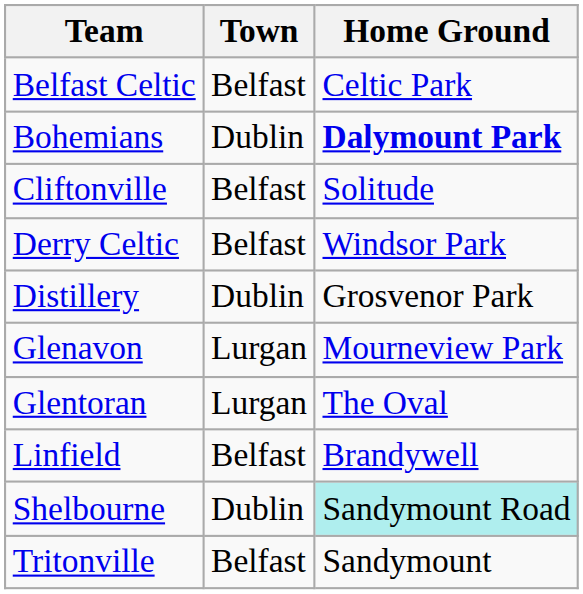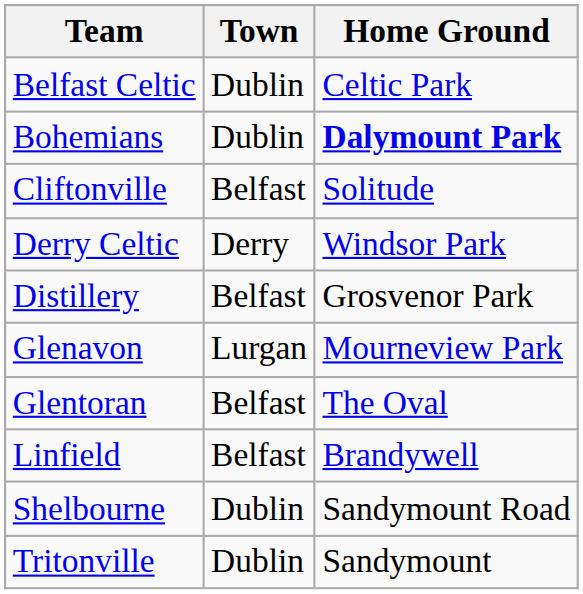(258, 84) Belfast -> (258, 84) Dublin
(258, 243) Belfast -> (250, 243) Derry
(258, 296) Dublin -> (258, 296) Belfast
(259, 402) Lurgan -> (258, 402) Belfast
(447, 508) paleturquoise background -> (447, 508) no background
(258, 561) Belfast -> (258, 561) Dublin
